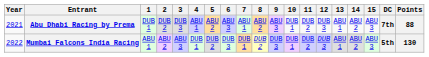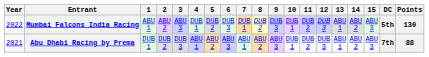rows swapped: (83, 25) <-> (83, 43)
